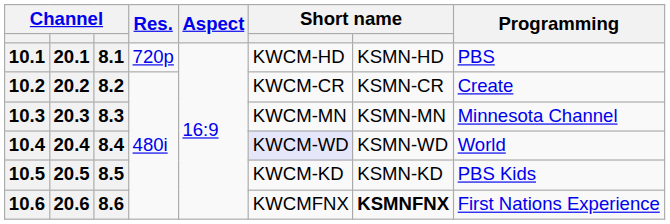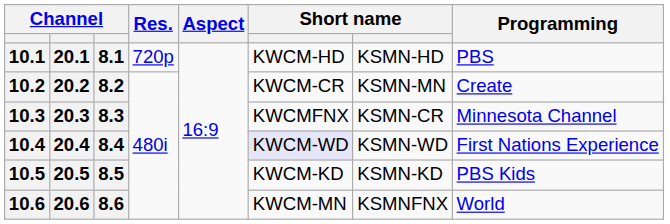(401, 86) KSMN-CR -> (402, 86) KSMN-MN
(300, 116) KWCM-MN -> (301, 116) KWCMFNX
(402, 116) KSMN-MN -> (401, 116) KSMN-CR
(482, 145) World -> (558, 145) First Nations Experience
(301, 204) KWCMFNX -> (300, 204) KWCM-MN
(403, 204) bold -> (403, 204) normal
(559, 204) First Nations Experience -> (481, 204) World
